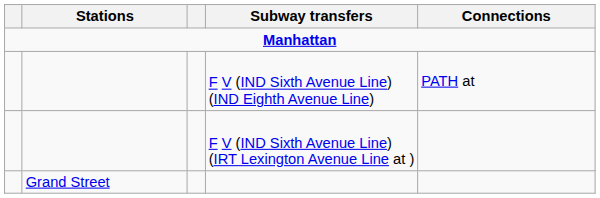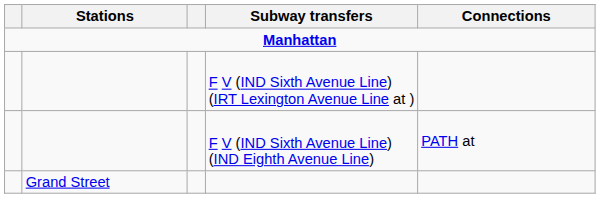rows swapped: (300, 91) <-> (311, 151)
